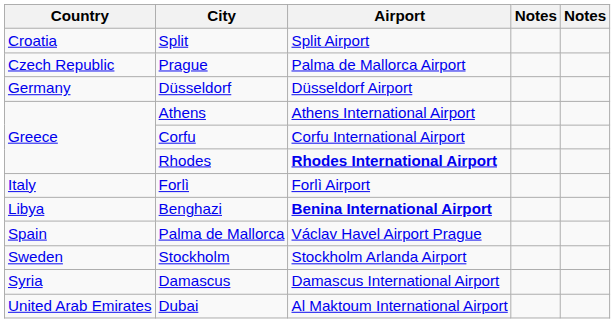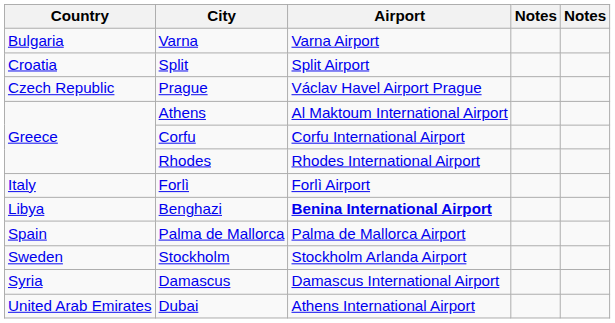+ row: (178, 40)
(379, 64) Palma de Mallorca Airport -> (387, 88) Václav Havel Airport Prague
- row: (195, 88)
(383, 112) Athens International Airport -> (400, 112) Al Maktoum International Airport
(394, 161) bold -> (386, 161) normal
(387, 233) Václav Havel Airport Prague -> (379, 233) Palma de Mallorca Airport
(400, 305) Al Maktoum International Airport -> (383, 305) Athens International Airport
